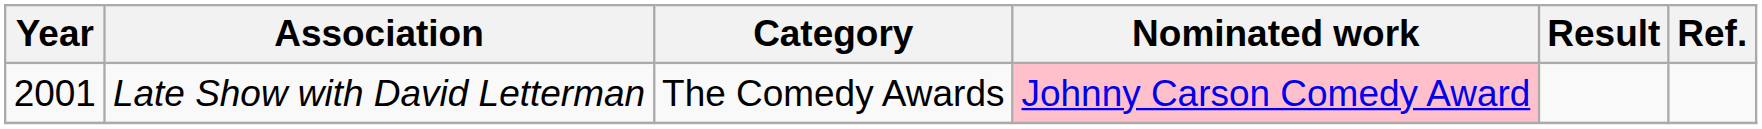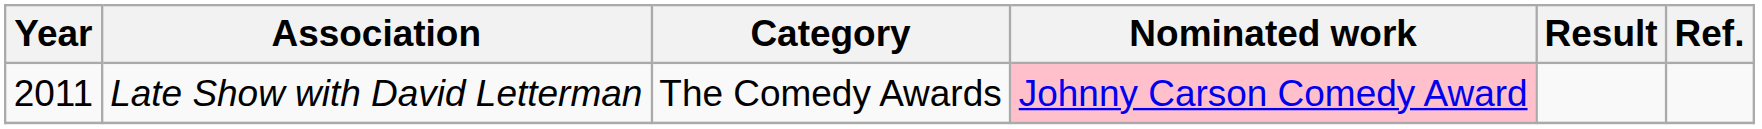(55, 92) 2001 -> (53, 92) 2011
